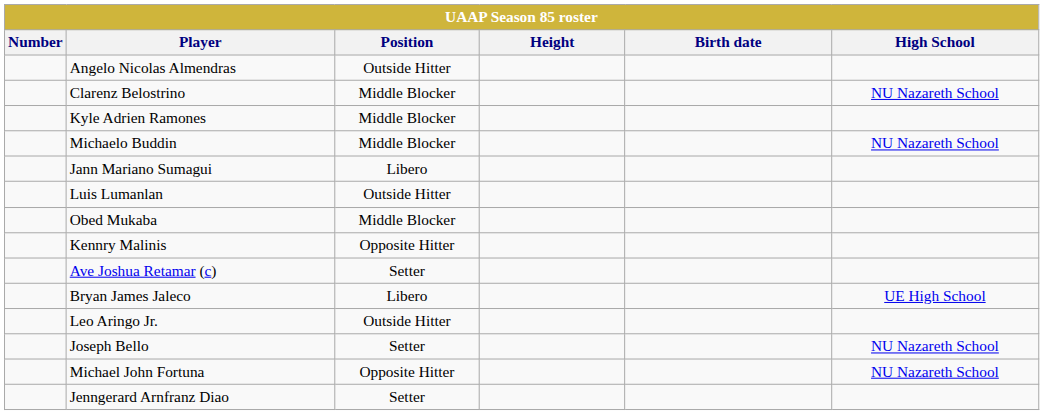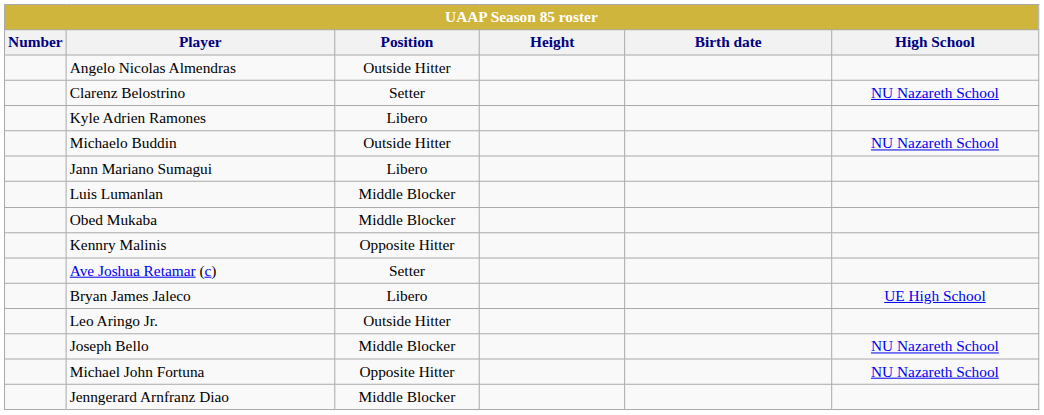(407, 93) Middle Blocker -> (407, 93) Setter
(407, 118) Middle Blocker -> (407, 118) Libero
(407, 143) Middle Blocker -> (407, 143) Outside Hitter
(407, 194) Outside Hitter -> (407, 194) Middle Blocker
(407, 346) Setter -> (407, 346) Middle Blocker
(407, 397) Setter -> (407, 397) Middle Blocker
